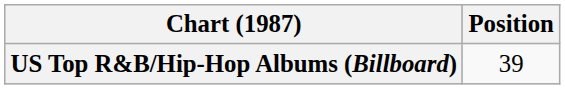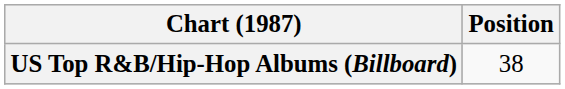(511, 63) 39 -> (511, 63) 38
